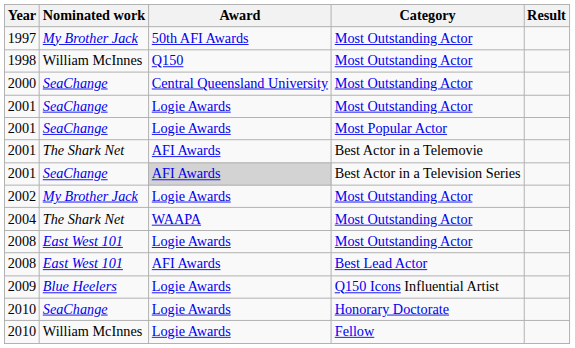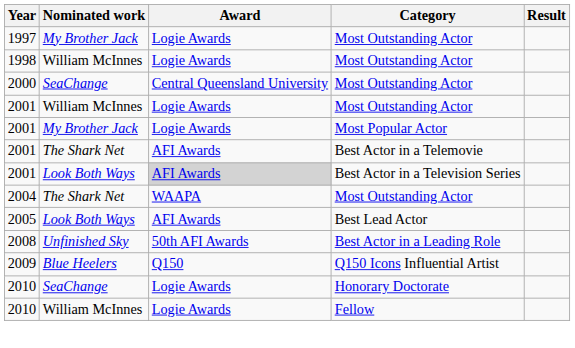(200, 38) 50th AFI Awards -> (191, 38) Logie Awards
(168, 60) Q150 -> (191, 60) Logie Awards
(75, 106) SeaChange -> (93, 106) William McInnes
(75, 128) SeaChange -> (90, 128) My Brother Jack
(75, 173) SeaChange -> (89, 173) Look Both Ways
- row: (22, 196)
+ row: (22, 219)
- row: (22, 241)
+ row: (22, 241)
- row: (22, 264)
(191, 286) Logie Awards -> (168, 264) Q150
